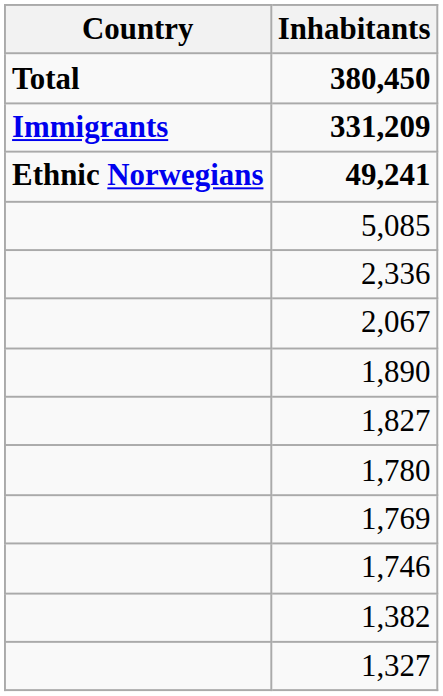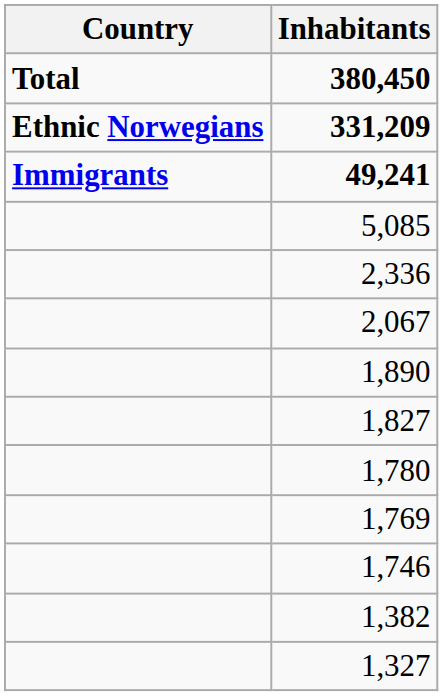(90, 126) Immigrants -> (138, 126) Ethnic Norwegians
(138, 175) Ethnic Norwegians -> (90, 175) Immigrants
